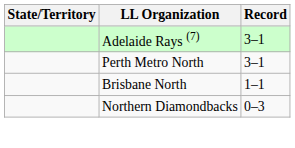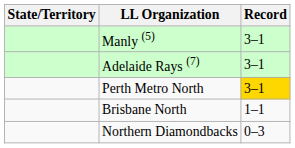+ row: (128, 39)
(254, 62) no background -> (254, 88) gold background
